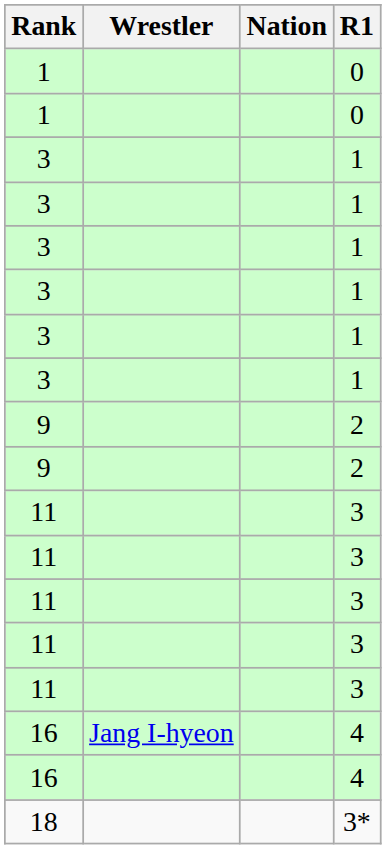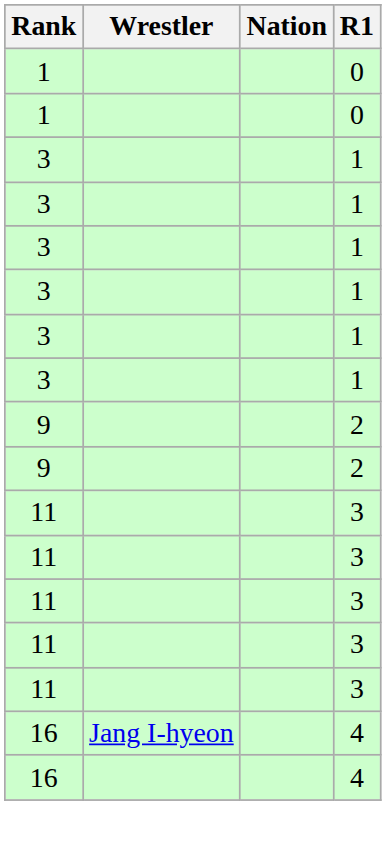- row: (44, 821)
